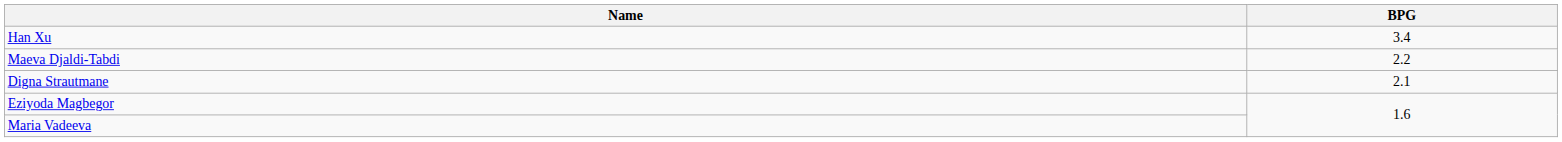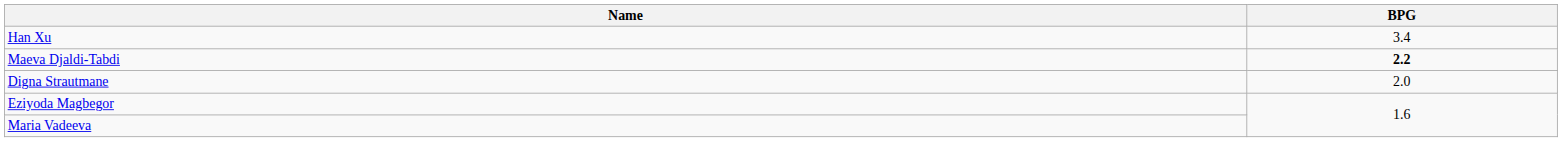(1402, 59) normal -> (1402, 59) bold
(1402, 81) 2.1 -> (1402, 81) 2.0
